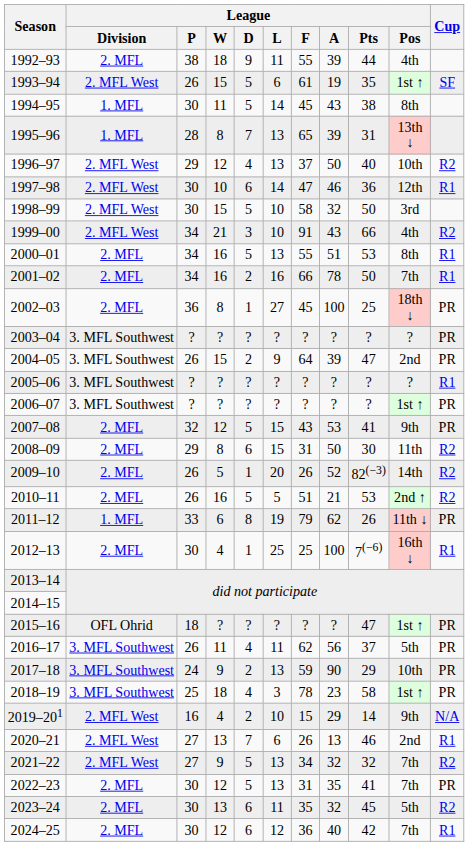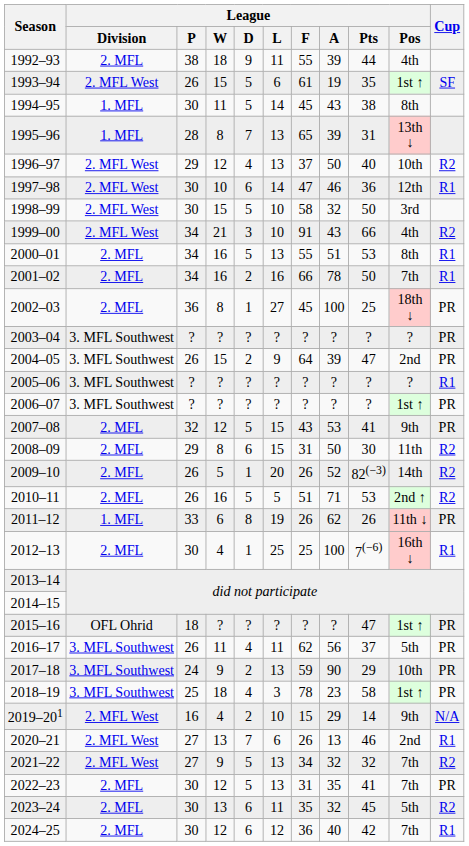(334, 497) 21 -> (334, 497) 71
(305, 520) 79 -> (305, 520) 26
